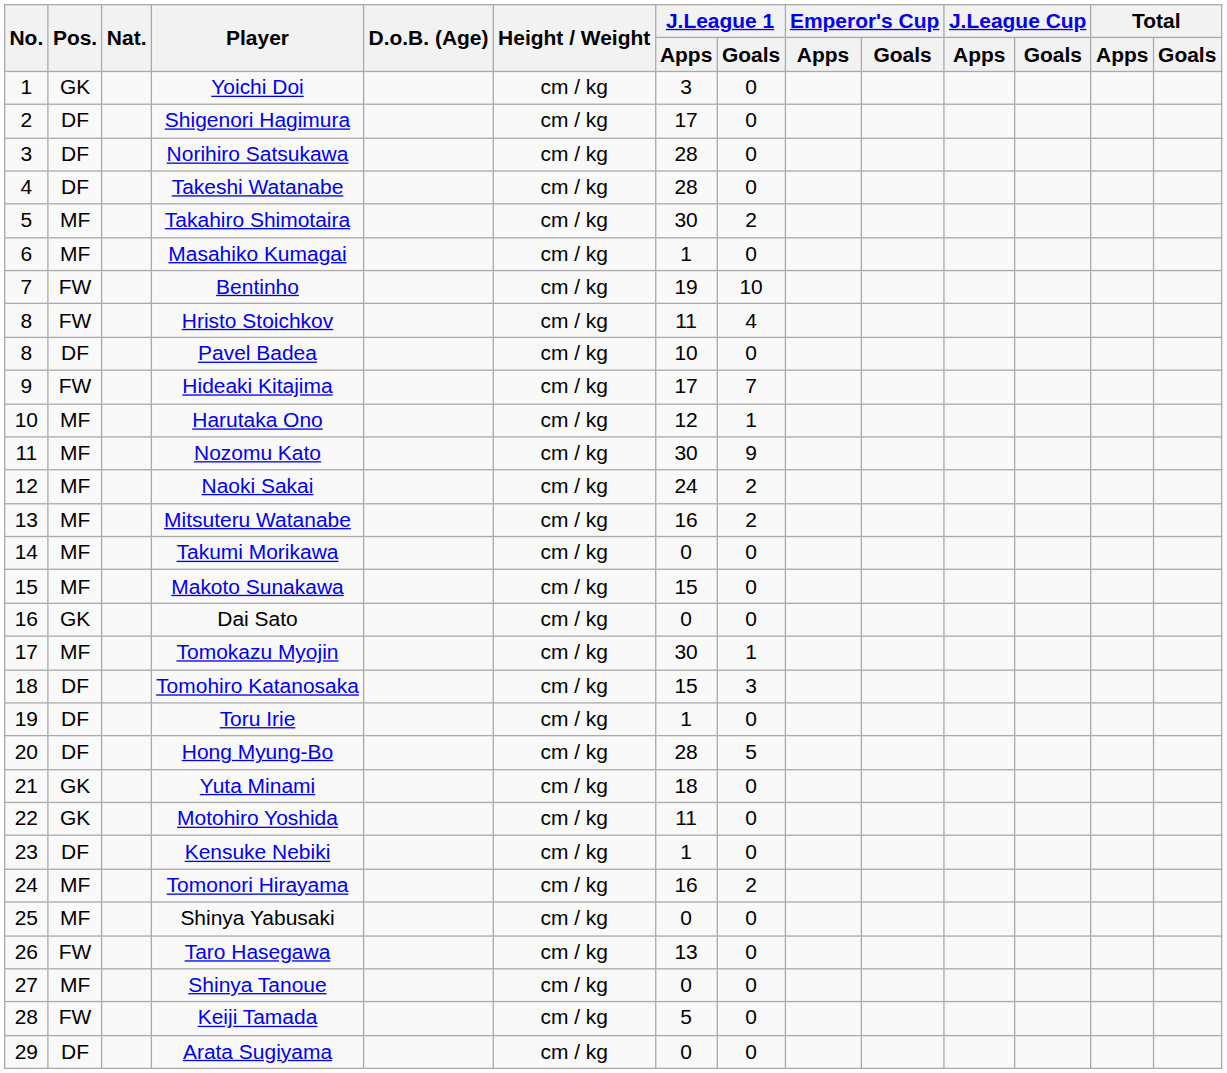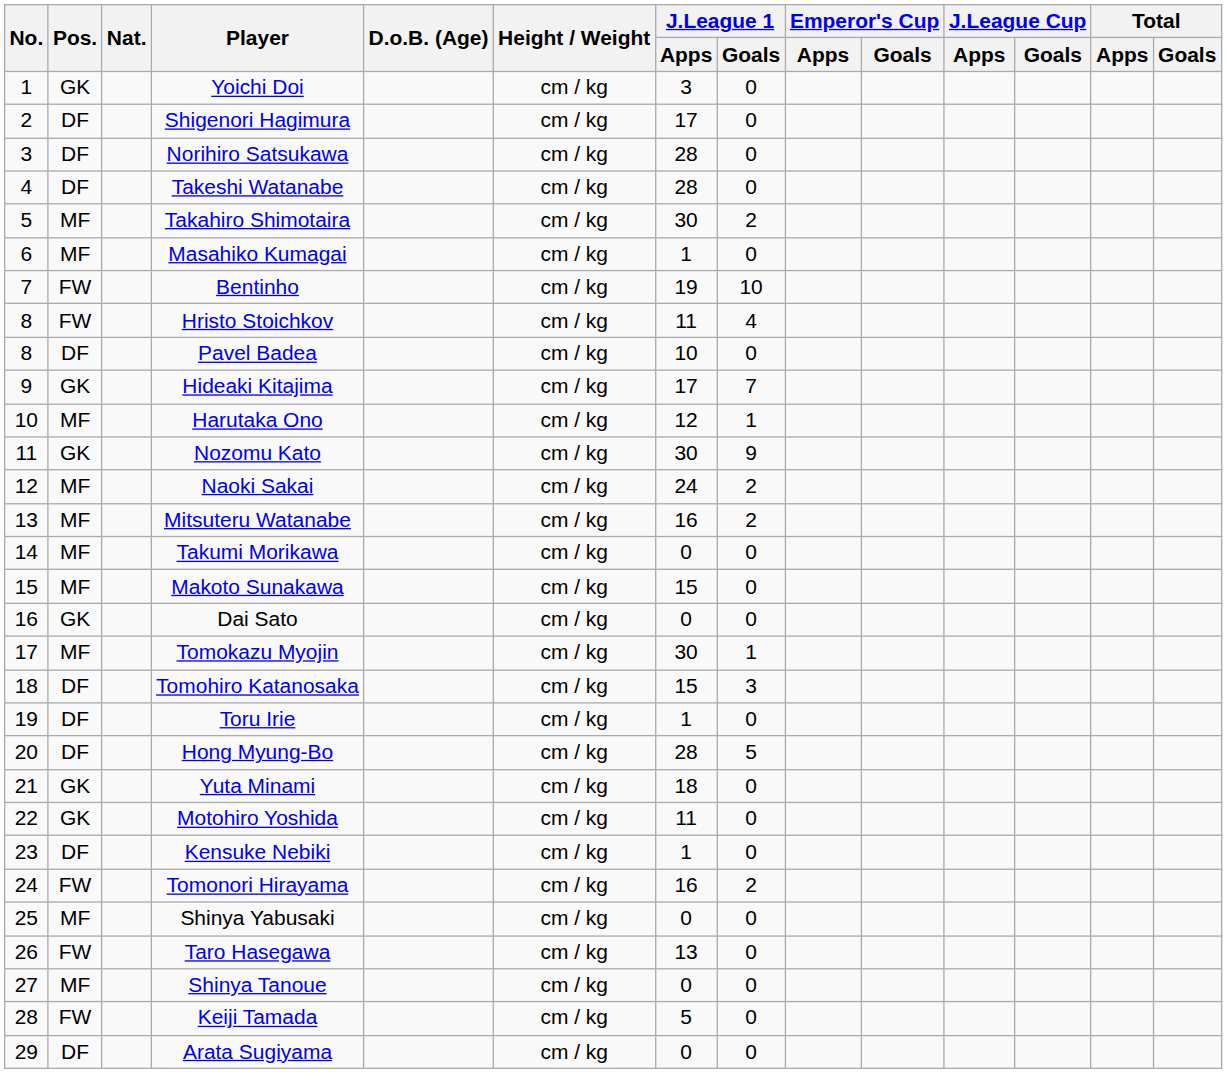(75, 386) FW -> (75, 386) GK
(75, 453) MF -> (75, 453) GK
(75, 885) MF -> (75, 885) FW
